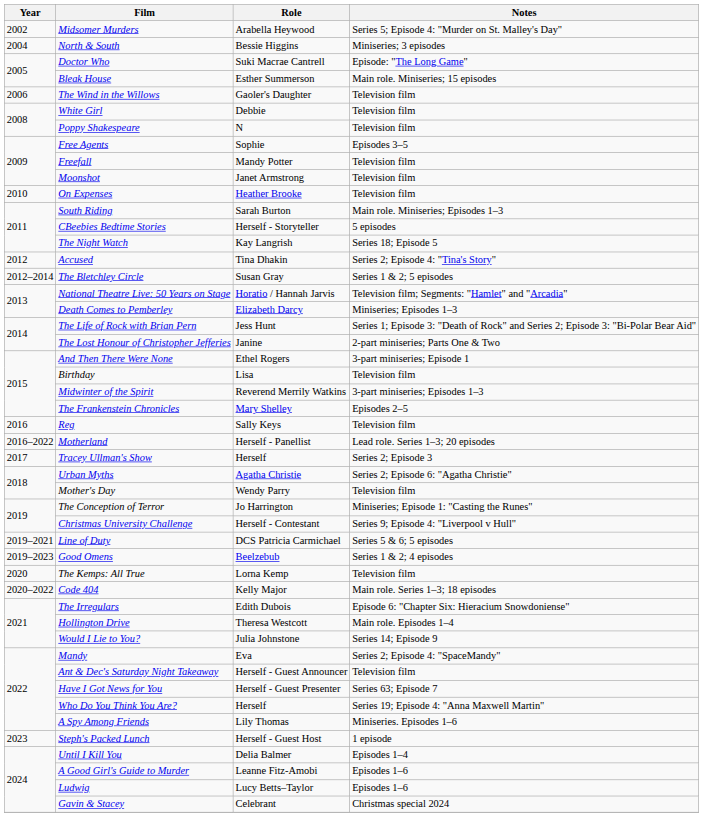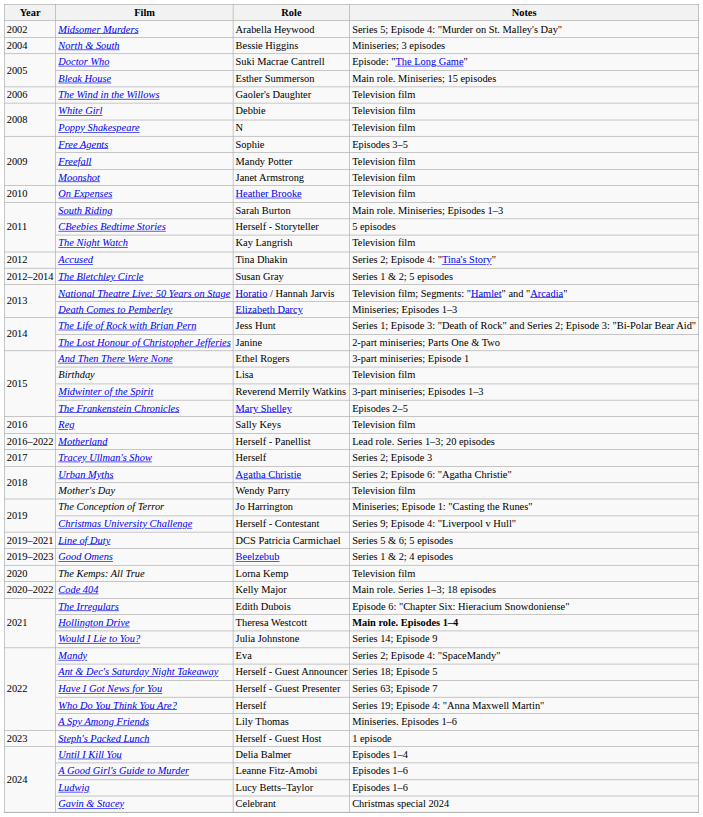(395, 243) Series 18; Episode 5 -> (384, 243) Television film
(403, 623) normal -> (405, 623) bold
(384, 672) Television film -> (395, 672) Series 18; Episode 5
